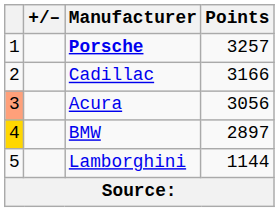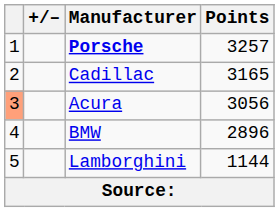(248, 77) 3166 -> (248, 77) 3165
(14, 134) gold background -> (14, 134) no background
(248, 134) 2897 -> (248, 134) 2896
